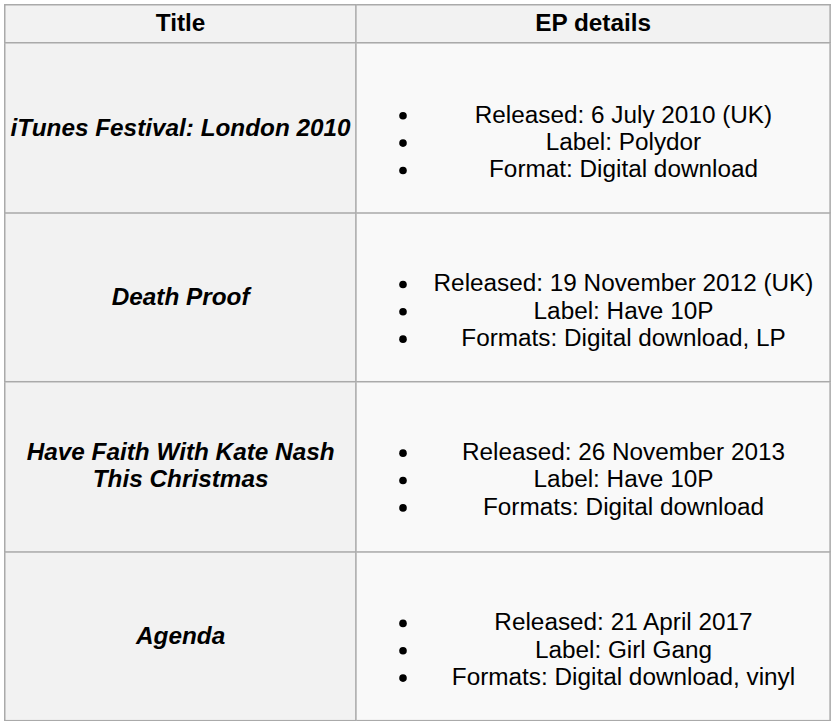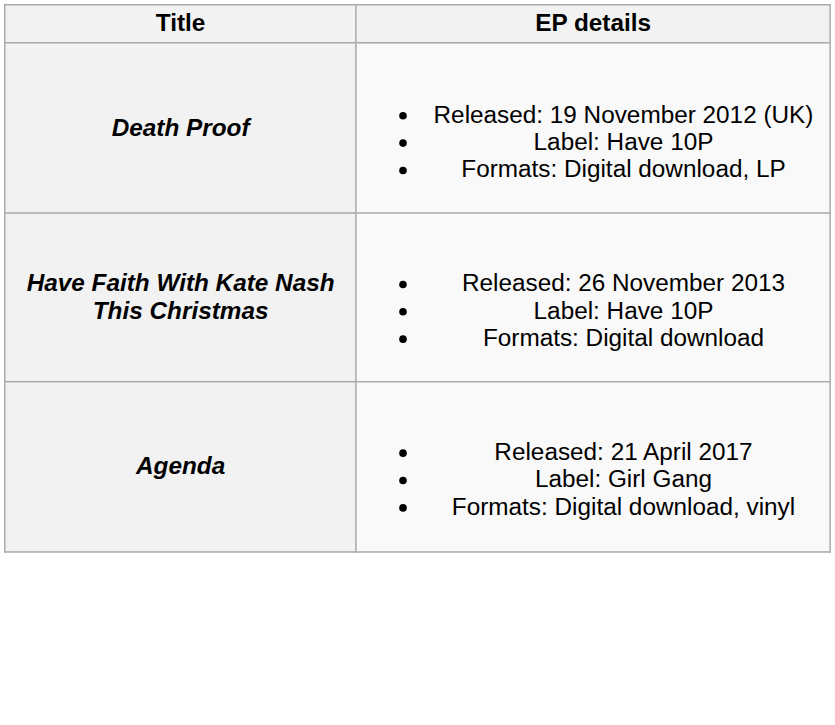- row: (181, 127)
